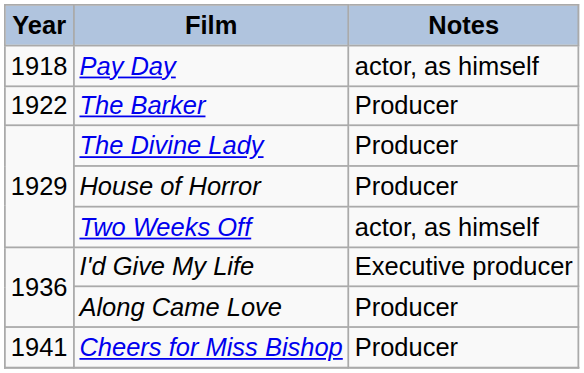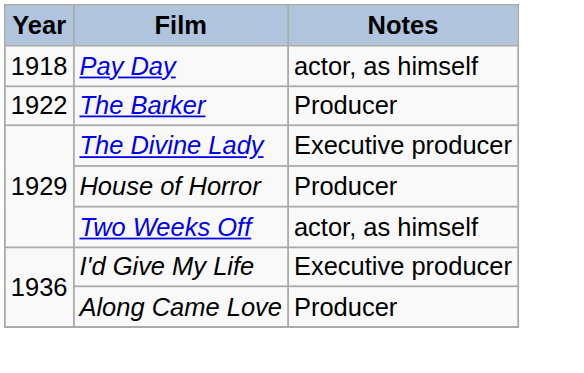(406, 146) Producer -> (403, 146) Executive producer
- row: (211, 348)
